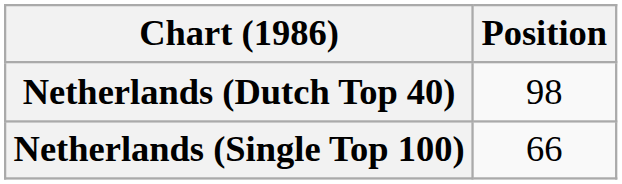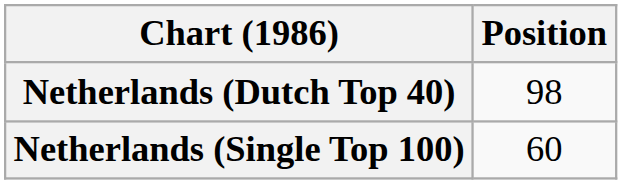(544, 149) 66 -> (544, 149) 60
